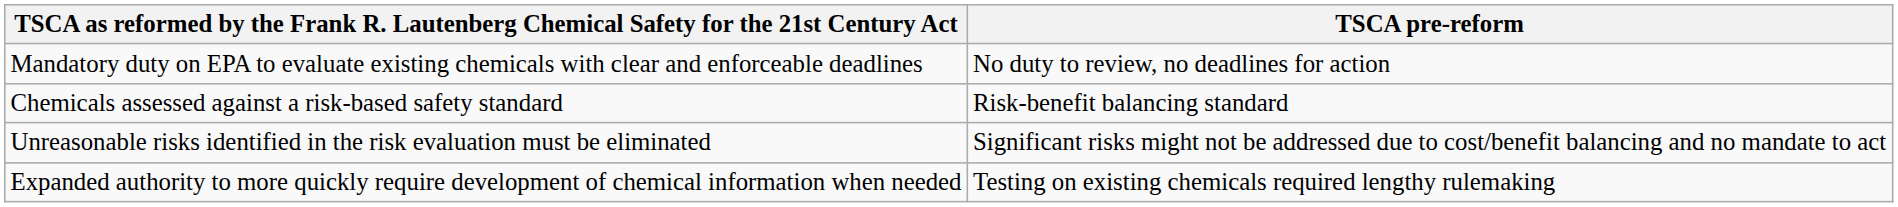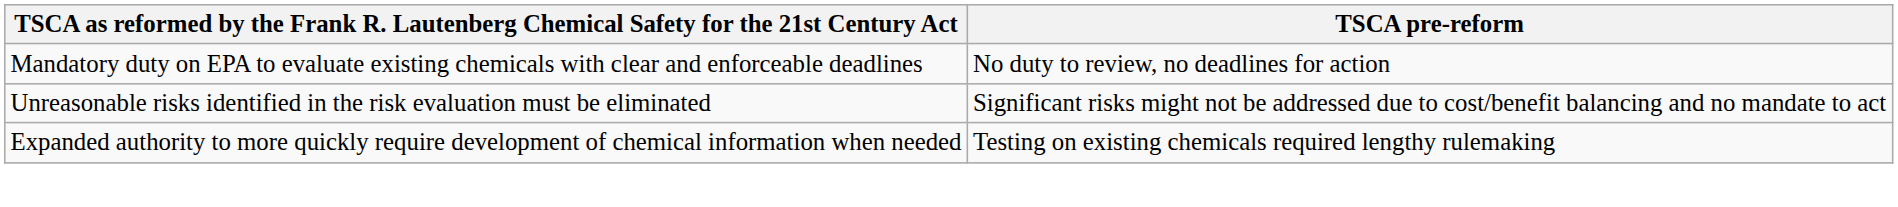- row: (287, 102)
